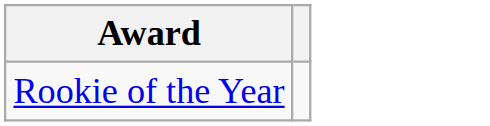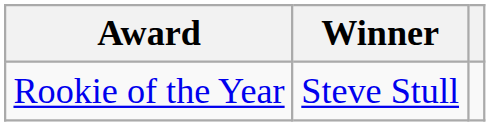+ column: (380, 33)
